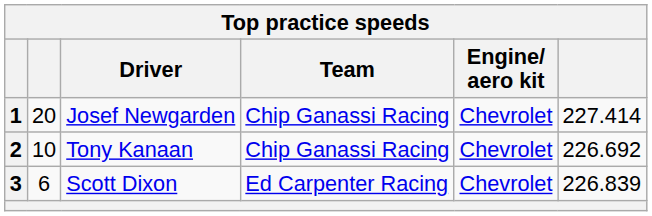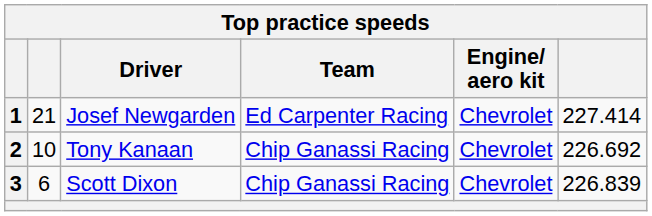(44, 115) 20 -> (44, 115) 21
(347, 115) Chip Ganassi Racing -> (347, 115) Ed Carpenter Racing
(347, 184) Ed Carpenter Racing -> (347, 184) Chip Ganassi Racing
